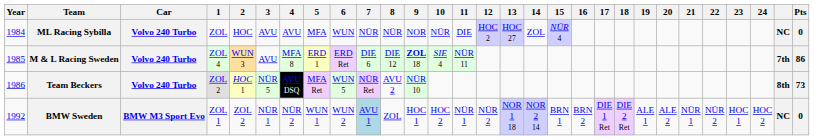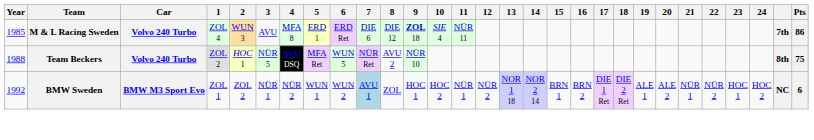- row: (74, 32)
(16, 84) 1986 -> (16, 58) 1988
(800, 84) 73 -> (800, 58) 75
(800, 116) 0 -> (800, 90) 6
